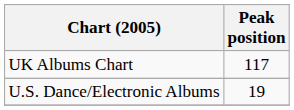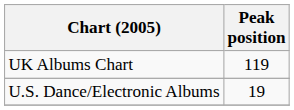(257, 64) 117 -> (257, 64) 119
